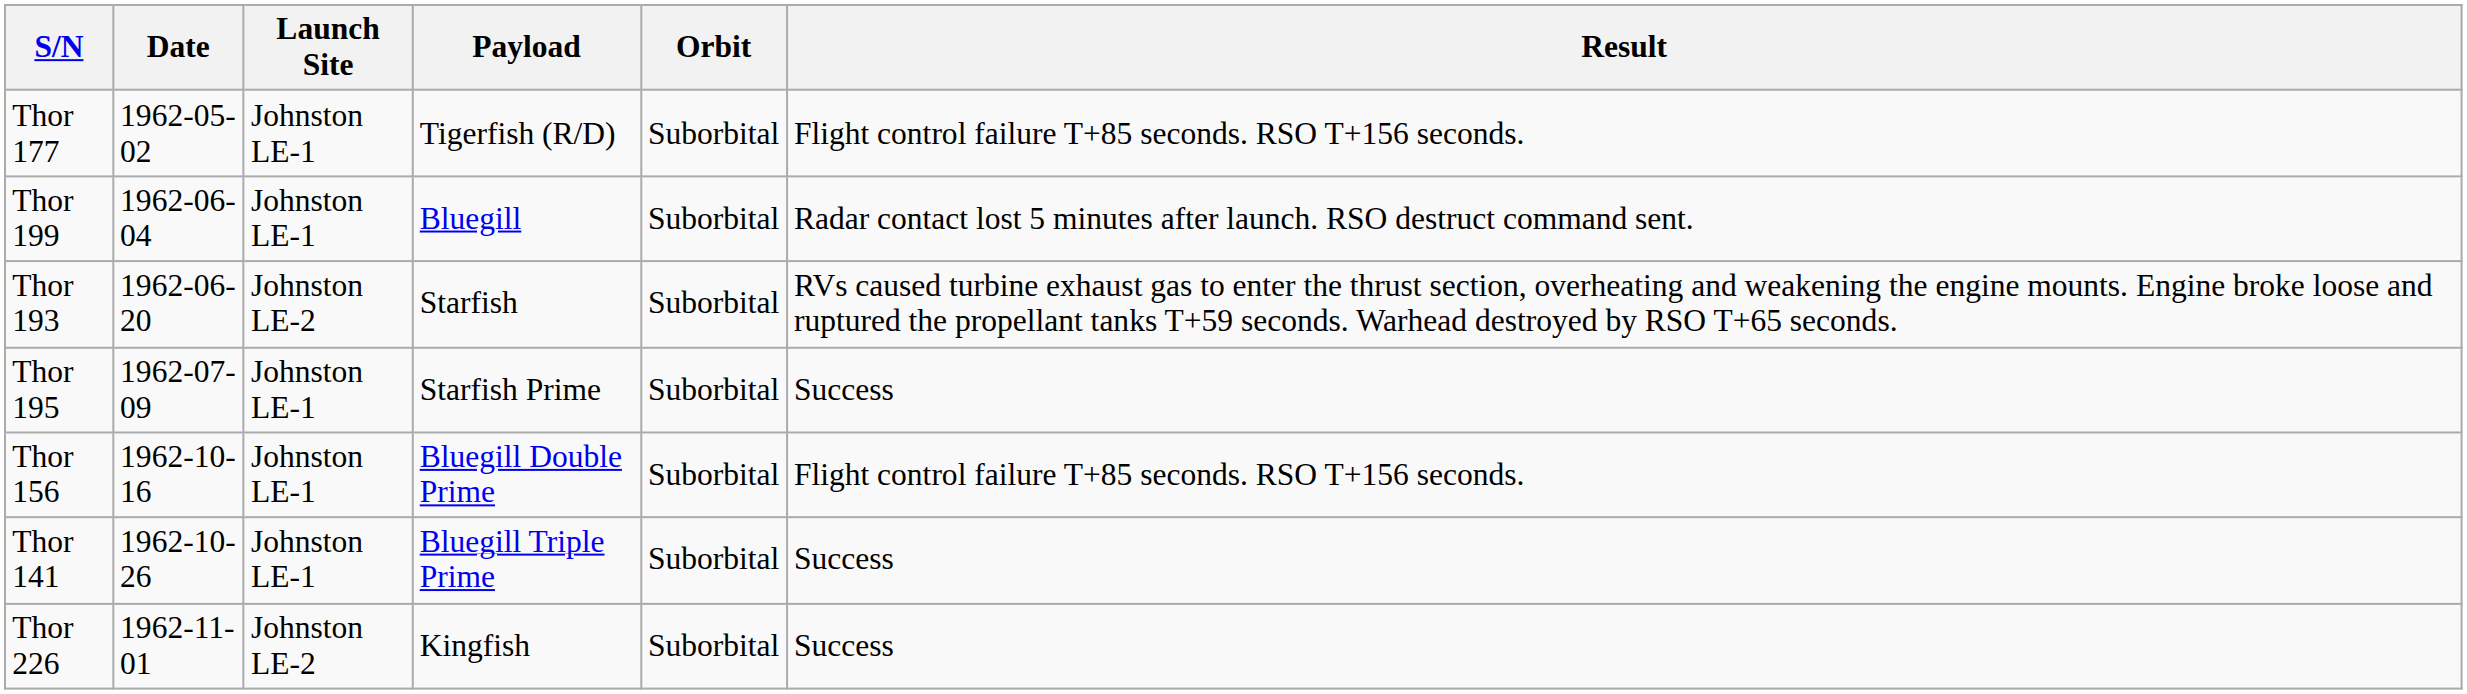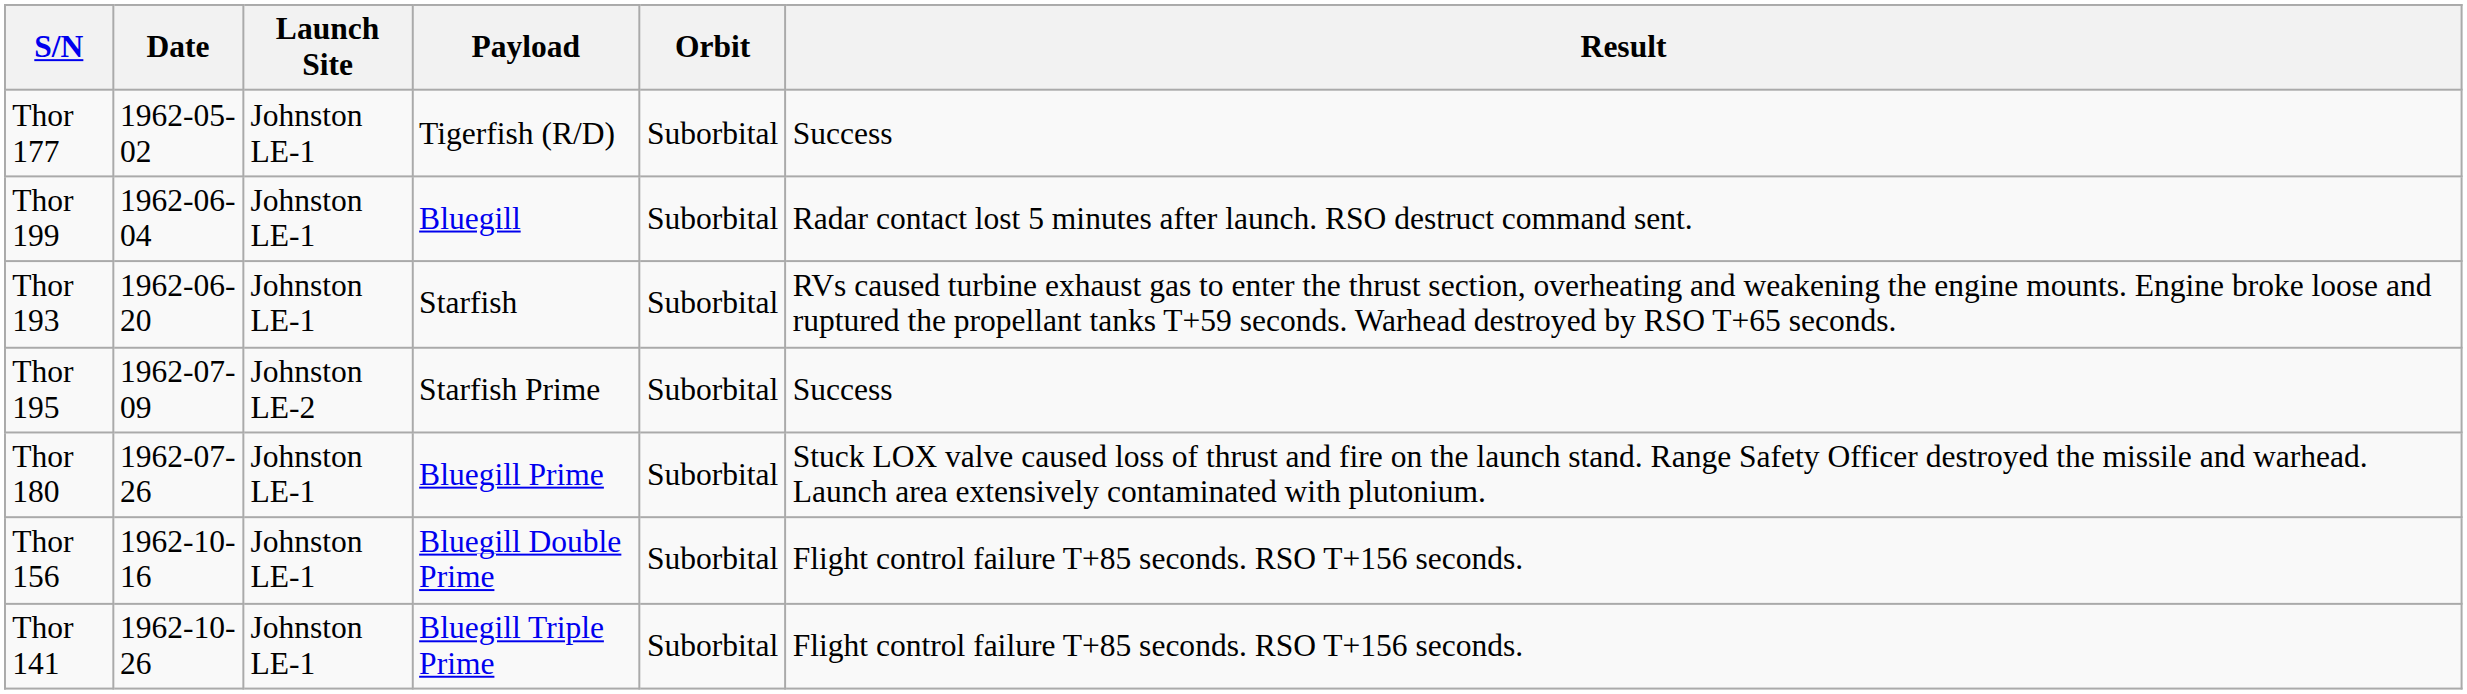(1159, 132) Flight control failure T+85 seconds. RSO T+156 seconds. -> (843, 132) Success
(307, 303) Johnston LE-2 -> (307, 303) Johnston LE-1
(307, 389) Johnston LE-1 -> (307, 389) Johnston LE-2
+ row: (43, 474)
(844, 559) Success -> (1158, 645) Flight control failure T+85 seconds. RSO T+156 seconds.
- row: (43, 645)
